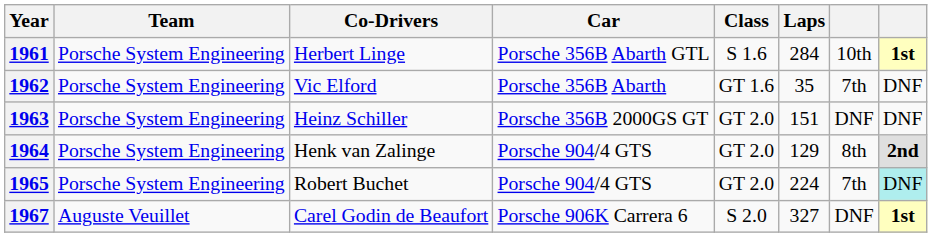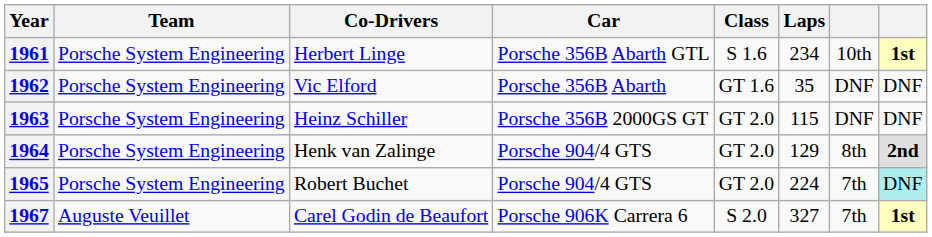(804, 53) 284 -> (804, 53) 234
(854, 86) 7th -> (854, 86) DNF
(804, 118) 151 -> (804, 118) 115
(854, 216) DNF -> (854, 216) 7th
